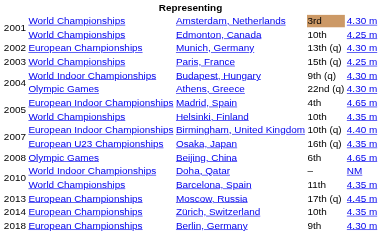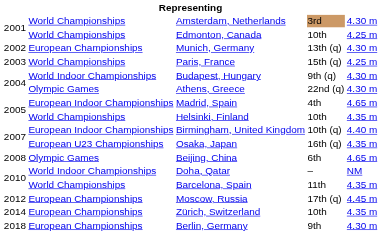(15, 198) 2013 -> (15, 198) 2012
